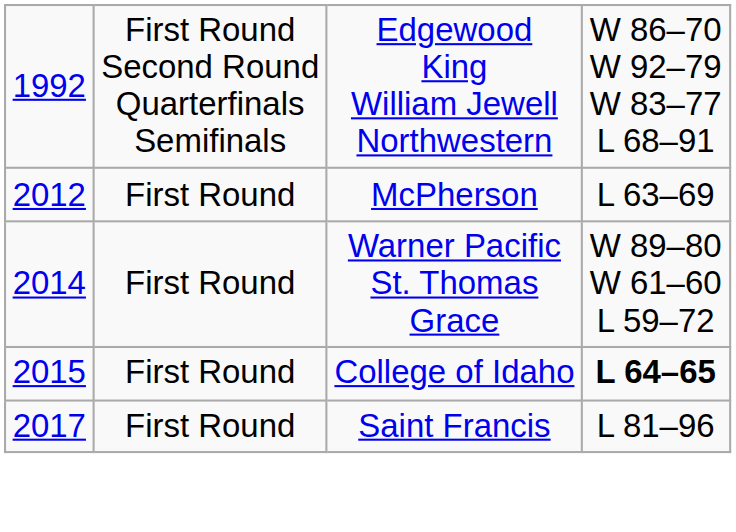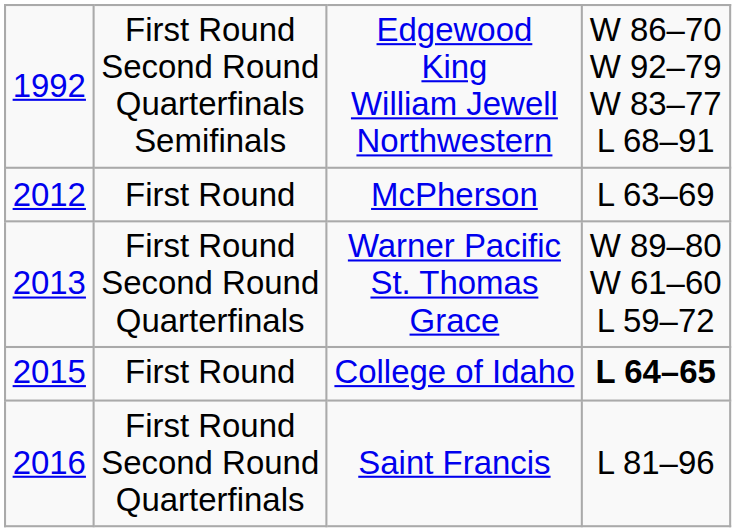(49, 283) 2014 -> (49, 283) 2013
(210, 283) First Round -> (210, 283) First Round Second Round Quarterfinals
(49, 425) 2017 -> (49, 462) 2016
(210, 425) First Round -> (210, 462) First Round Second Round Quarterfinals
